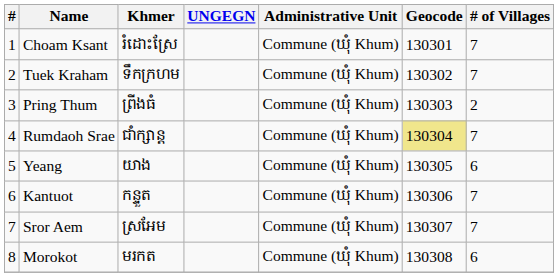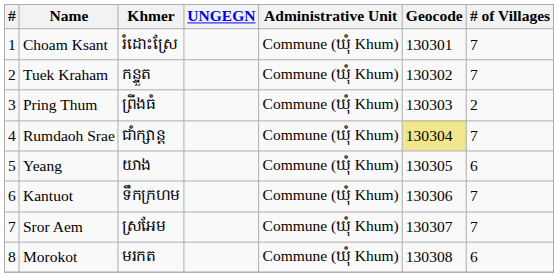(151, 73) ទឹកក្រហម -> (136, 73) កន្ទួត
(136, 195) កន្ទួត -> (151, 195) ទឹកក្រហម
